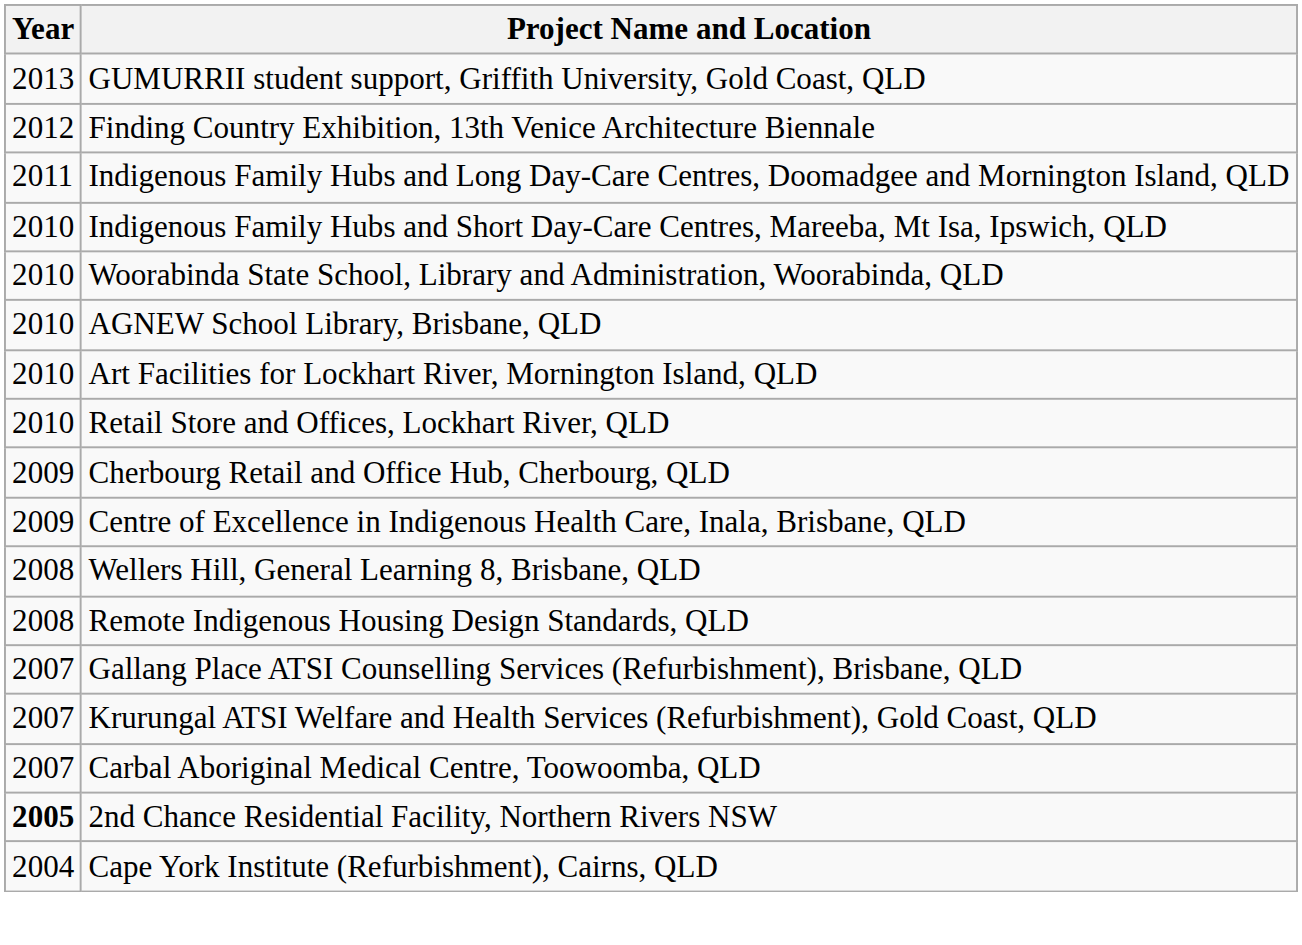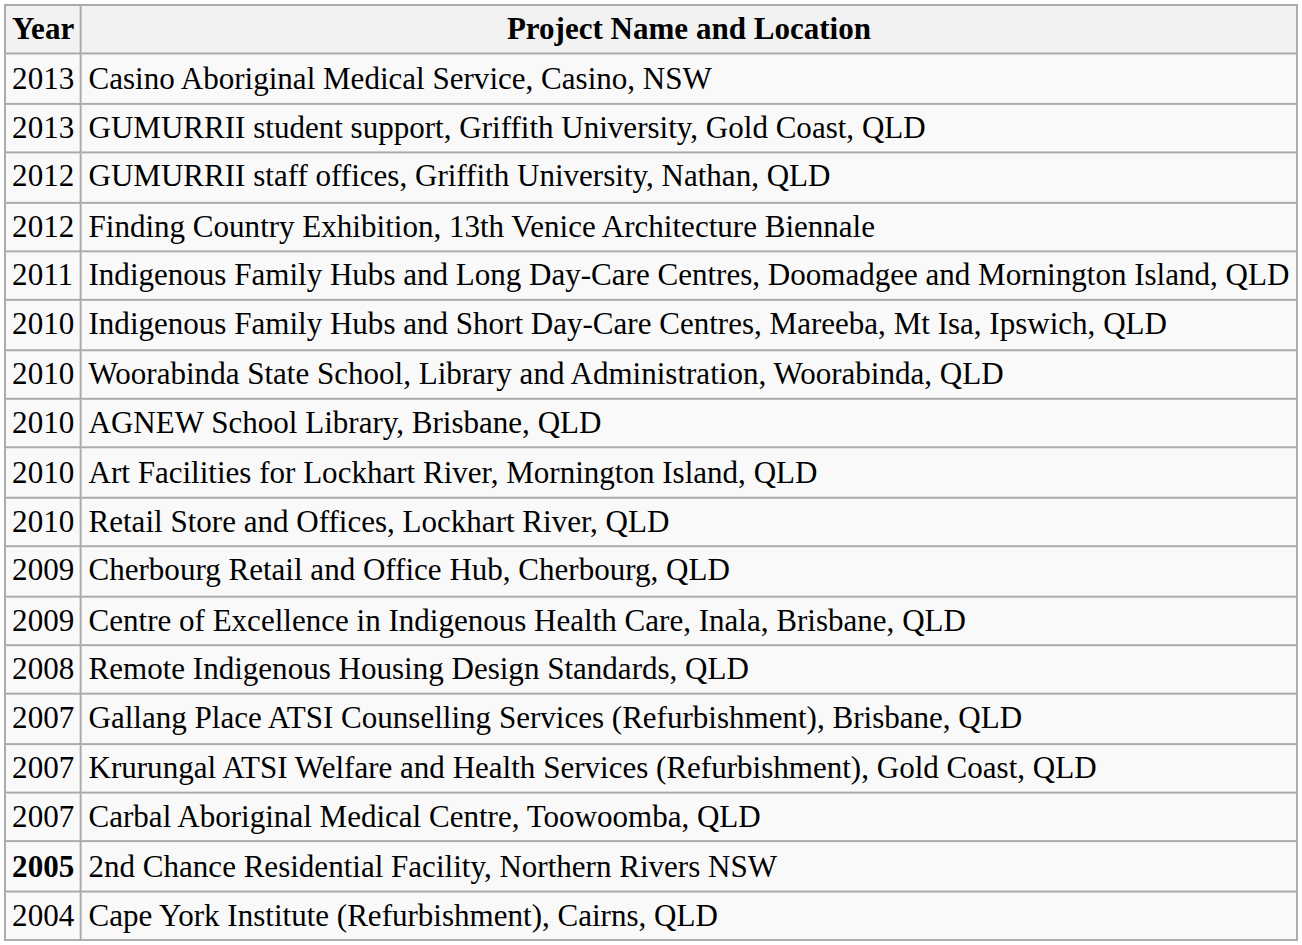+ row: (400, 78)
+ row: (459, 176)
- row: (395, 570)
